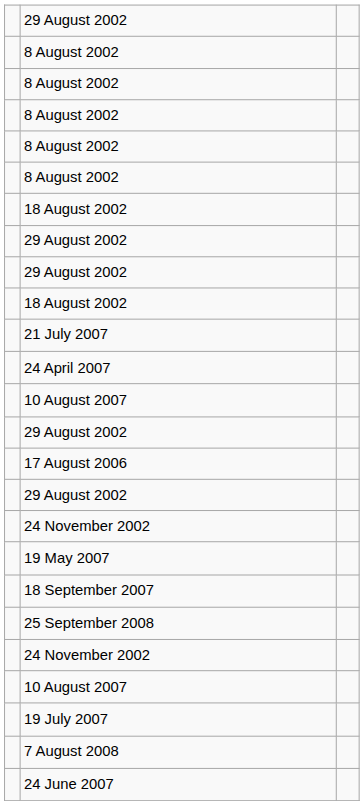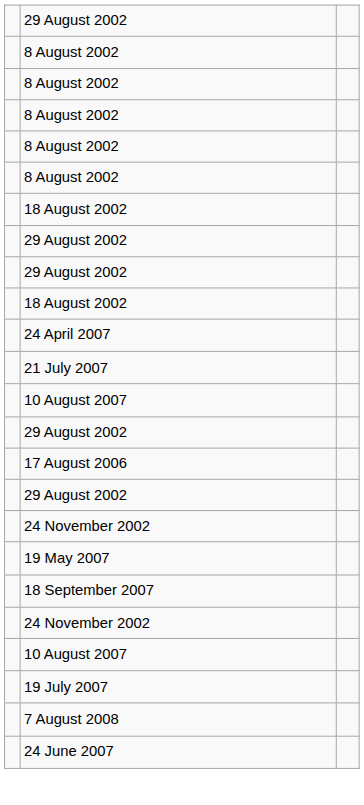rows swapped: (13, 368) <-> (13, 335)
- row: (13, 623)
